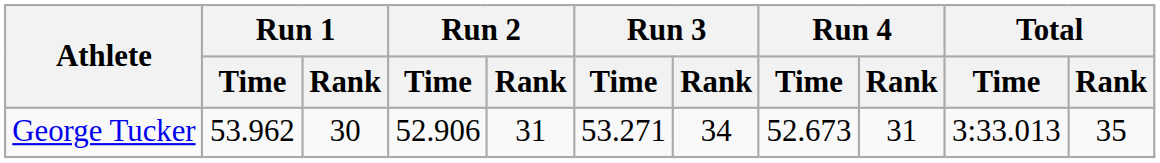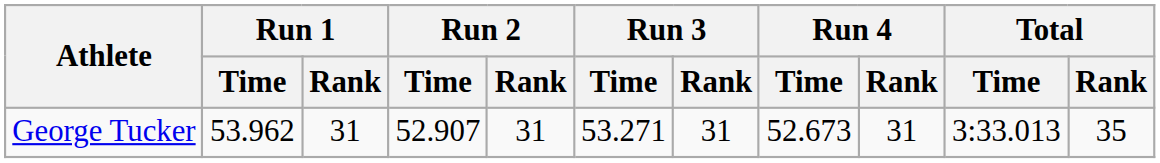(345, 131) 30 -> (345, 131) 31
(438, 131) 52.906 -> (438, 131) 52.907
(716, 131) 34 -> (716, 131) 31
